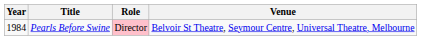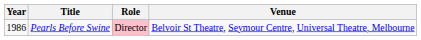(16, 27) 1984 -> (16, 27) 1986
